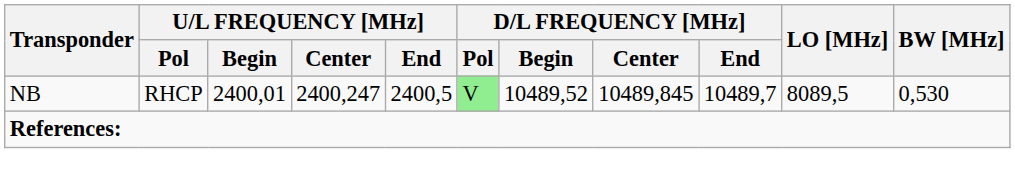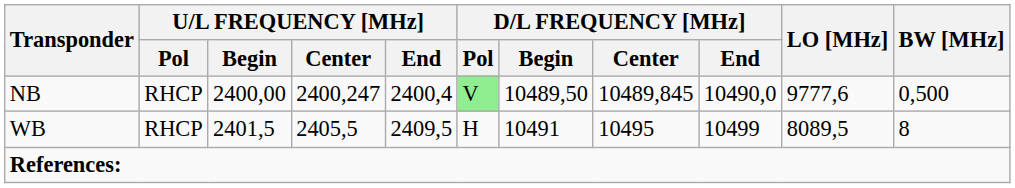(249, 93) 2400,01 -> (249, 93) 2400,00
(421, 93) 2400,5 -> (421, 93) 2400,4
(546, 93) 10489,52 -> (546, 93) 10489,50
(740, 93) 10489,7 -> (740, 93) 10490,0
(818, 93) 8089,5 -> (818, 93) 9777,6
(924, 93) 0,530 -> (924, 93) 0,500
+ row: (28, 128)
